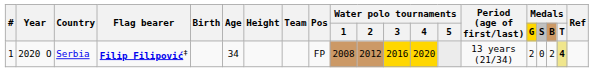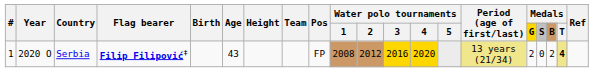(233, 54) 34 -> (233, 54) 43
(494, 54) no background -> (494, 54) khaki background
